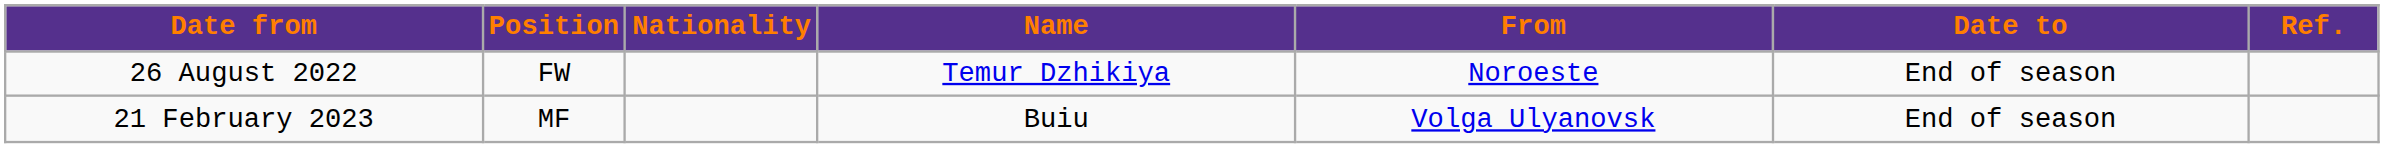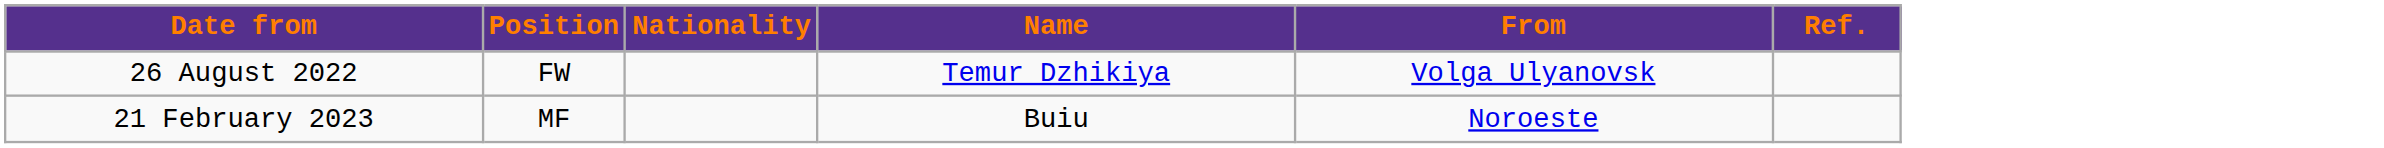- column: (2010, 28)
(1533, 73) Noroeste -> (1533, 73) Volga Ulyanovsk
(1533, 119) Volga Ulyanovsk -> (1533, 119) Noroeste
